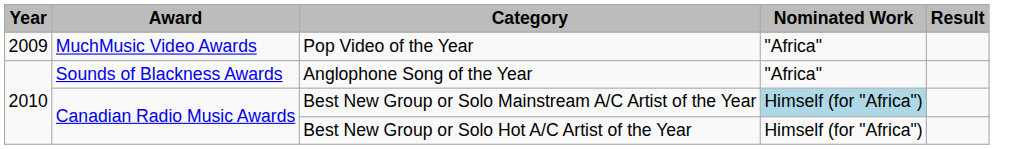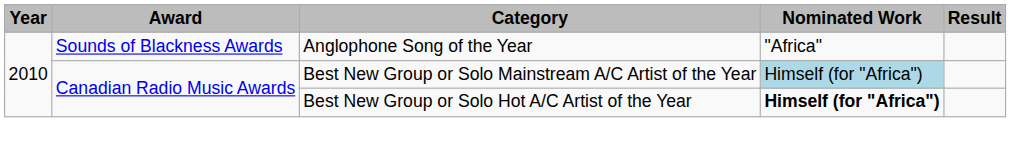- row: (388, 46)
(843, 130) normal -> (852, 102) bold
